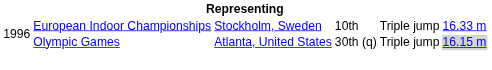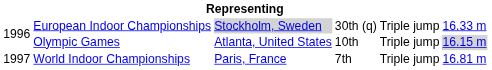(268, 25) no background -> (268, 25) lightgrey background
(347, 25) 10th -> (356, 25) 30th (q)
(356, 42) 30th (q) -> (347, 42) 10th
+ row: (112, 59)
